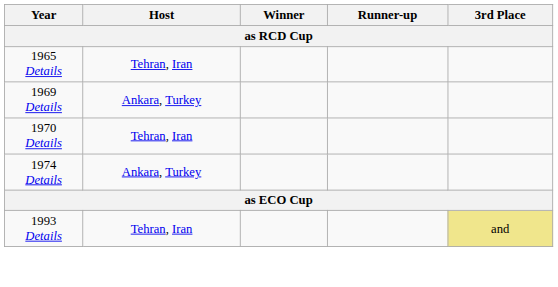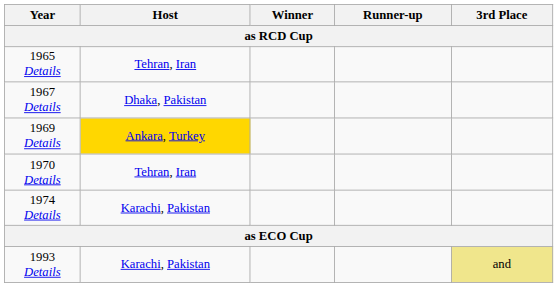+ row: (42, 100)
(162, 100) no background -> (165, 136) gold background
(162, 172) Ankara, Turkey -> (165, 208) Karachi, Pakistan
(162, 228) Tehran, Iran -> (165, 264) Karachi, Pakistan
